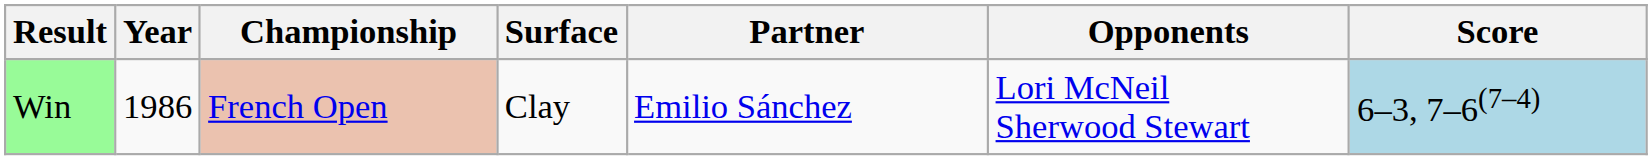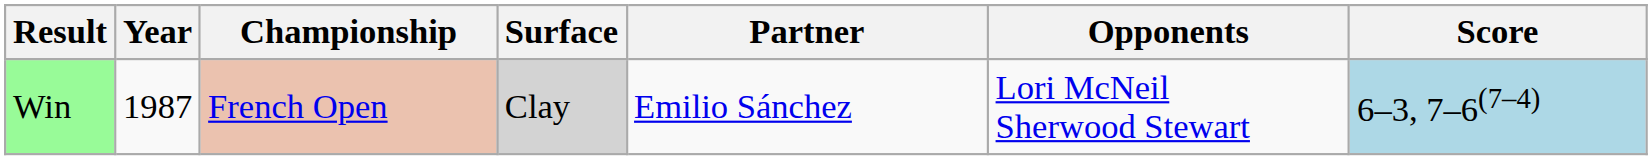(158, 106) 1986 -> (158, 106) 1987
(537, 106) no background -> (537, 106) lightgrey background
